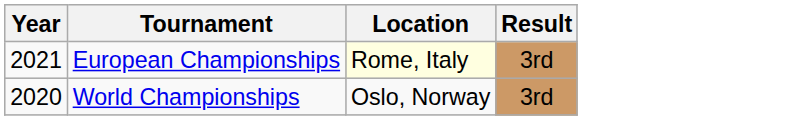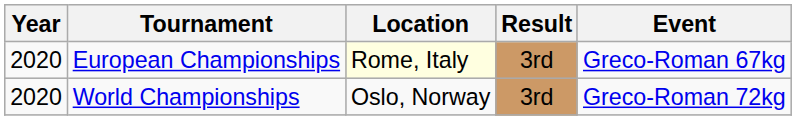+ column: (684, 23)
(36, 60) 2021 -> (36, 60) 2020
